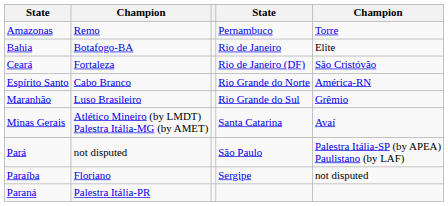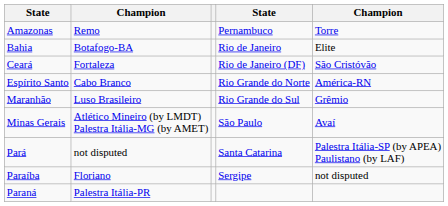(250, 122) Santa Catarina -> (240, 122) São Paulo
(240, 152) São Paulo -> (250, 152) Santa Catarina
